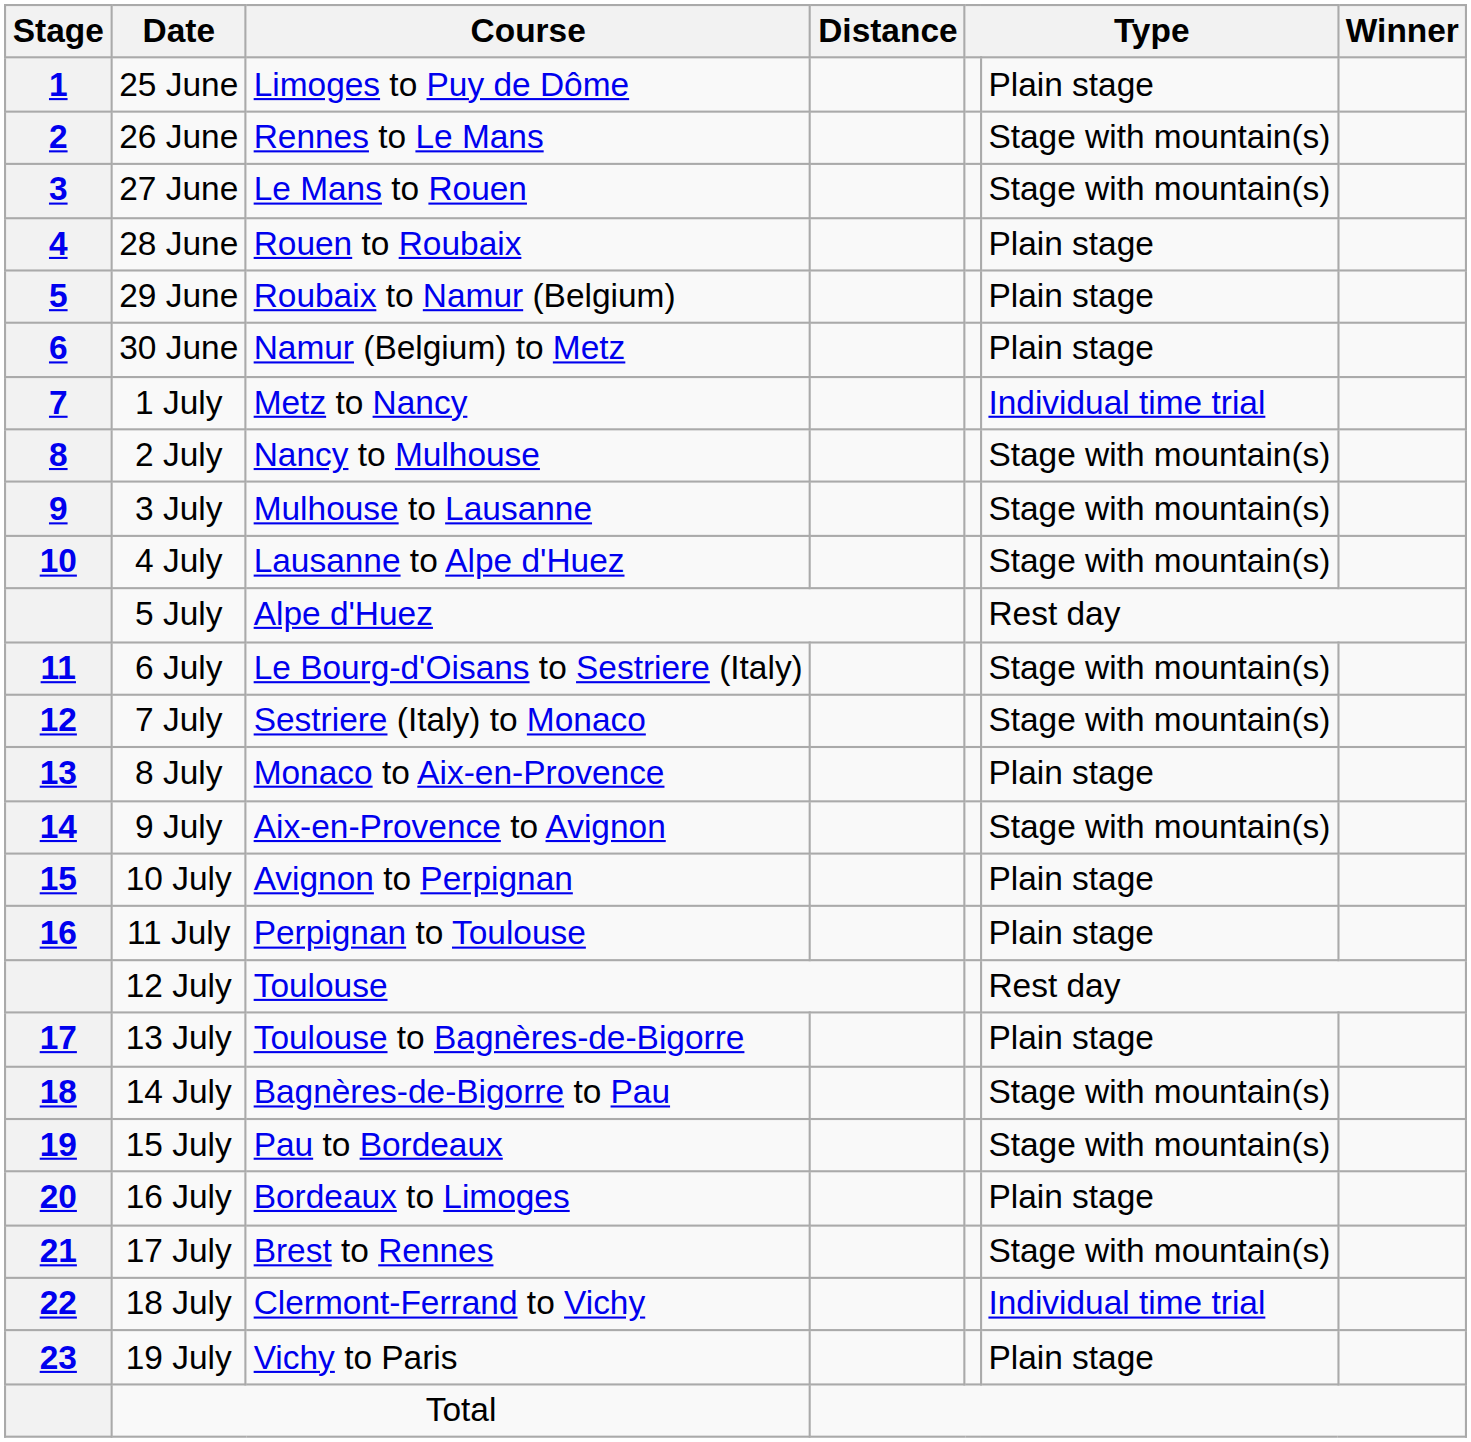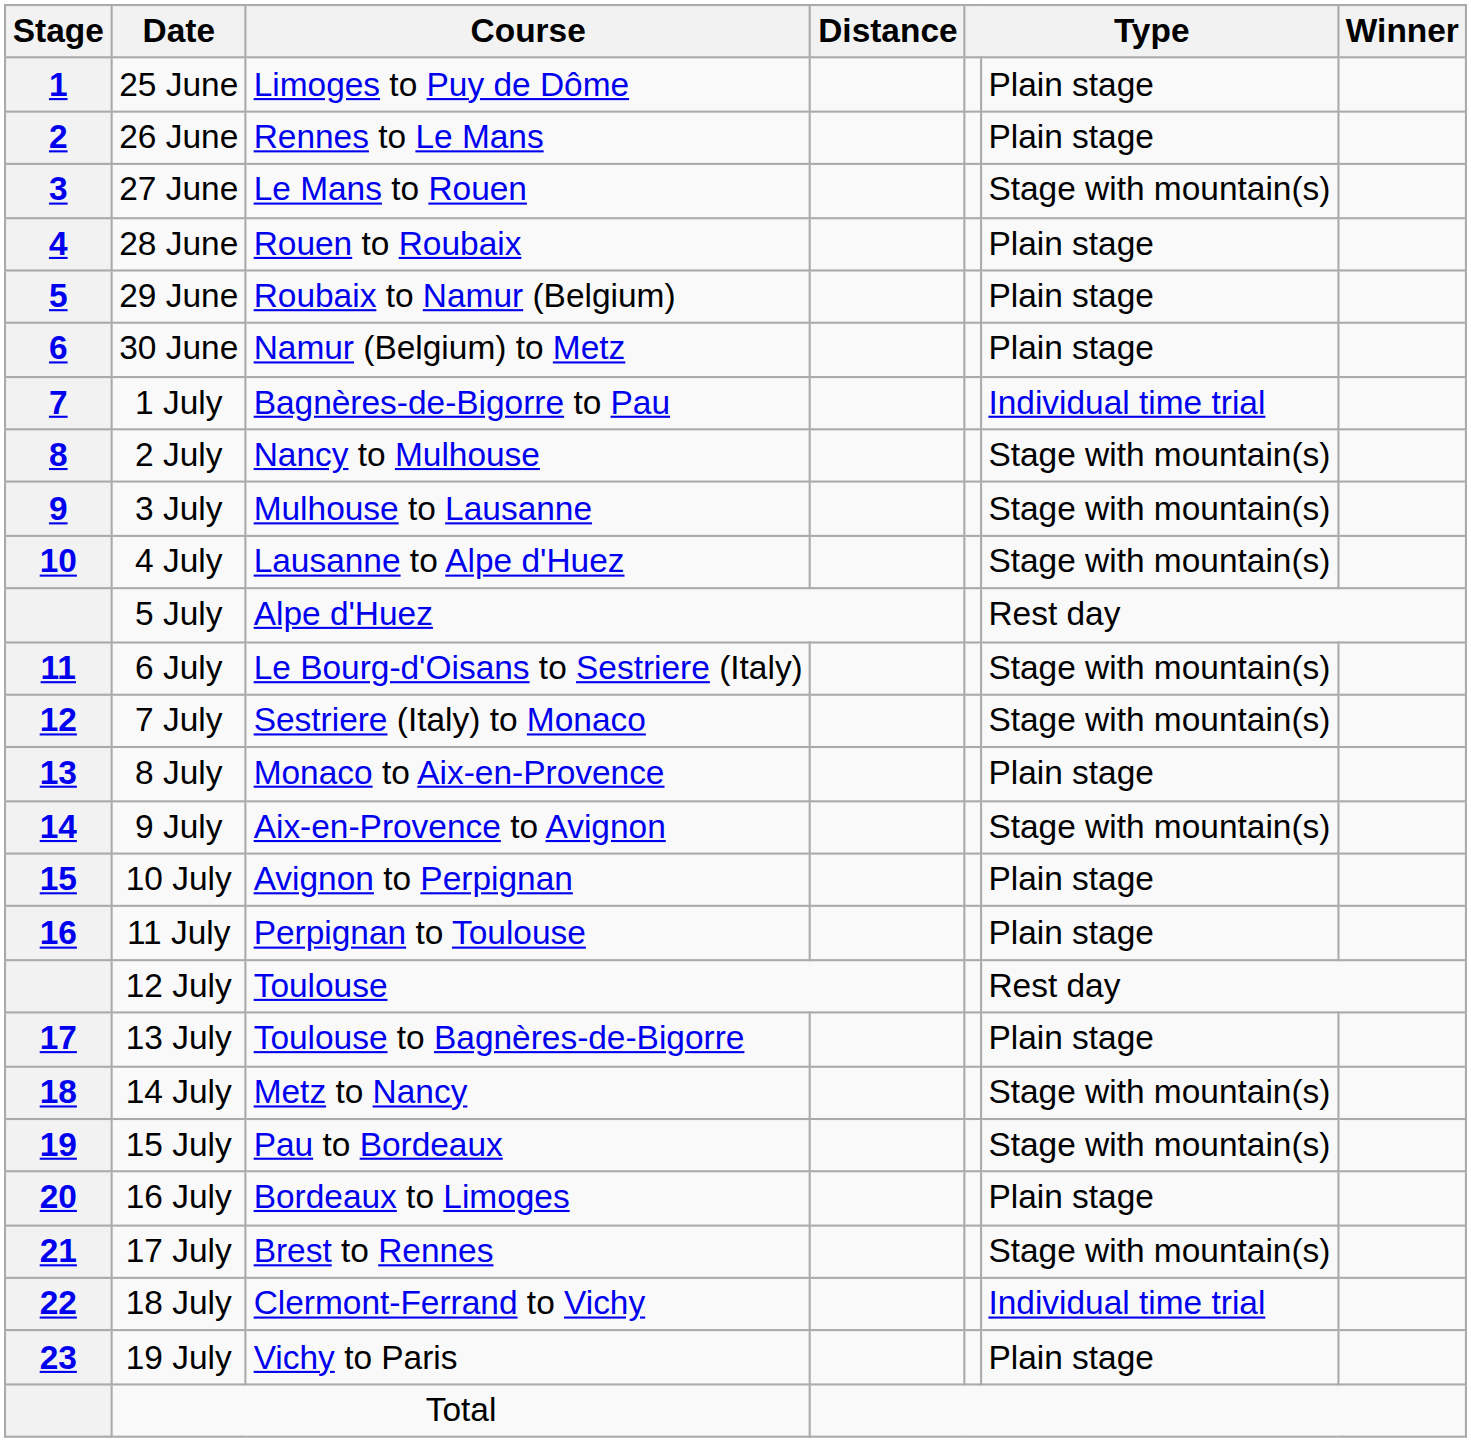(1159, 137) Stage with mountain(s) -> (1071, 137) Plain stage
(361, 402) Metz to Nancy -> (462, 402) Bagnères-de-Bigorre to Pau
(462, 1091) Bagnères-de-Bigorre to Pau -> (361, 1091) Metz to Nancy
